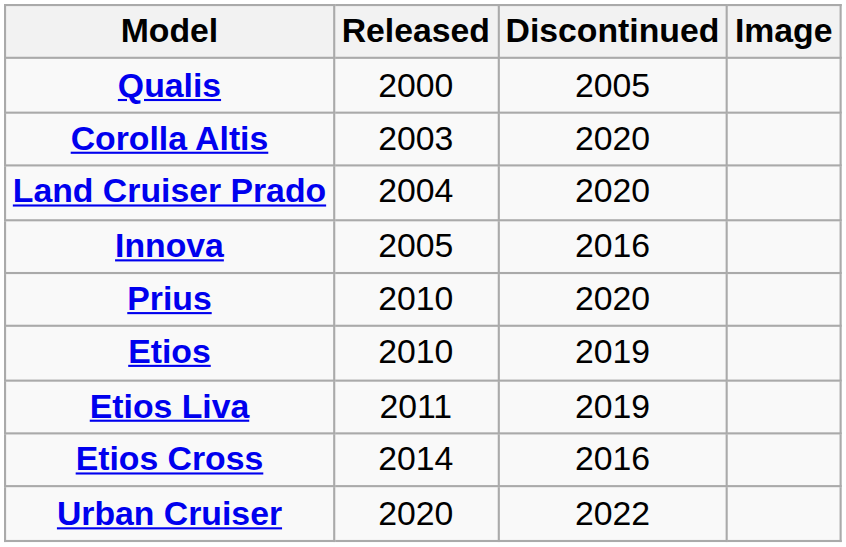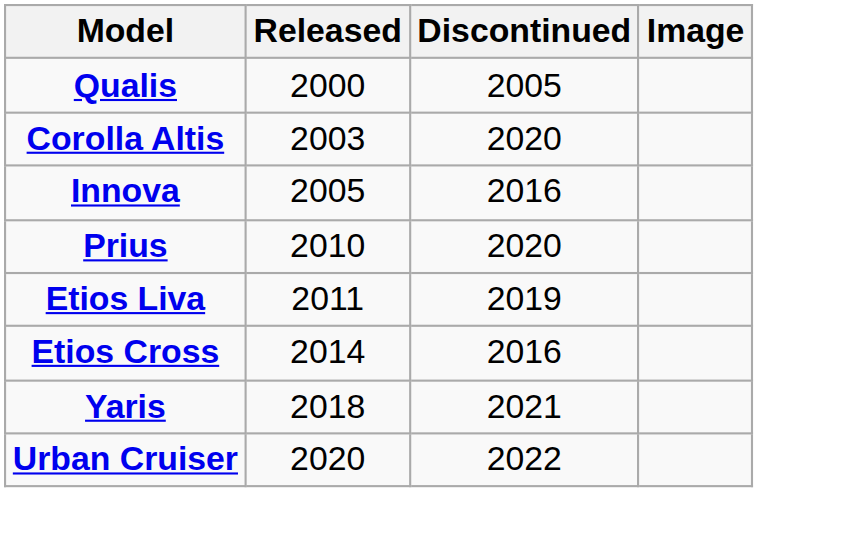- row: (169, 191)
- row: (169, 352)
+ row: (125, 406)
